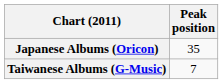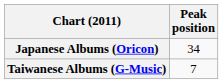(194, 48) 35 -> (194, 48) 34
